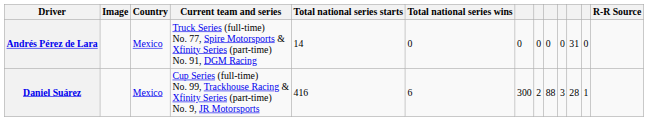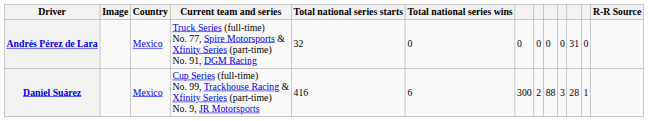(298, 44) 14 -> (298, 44) 32
